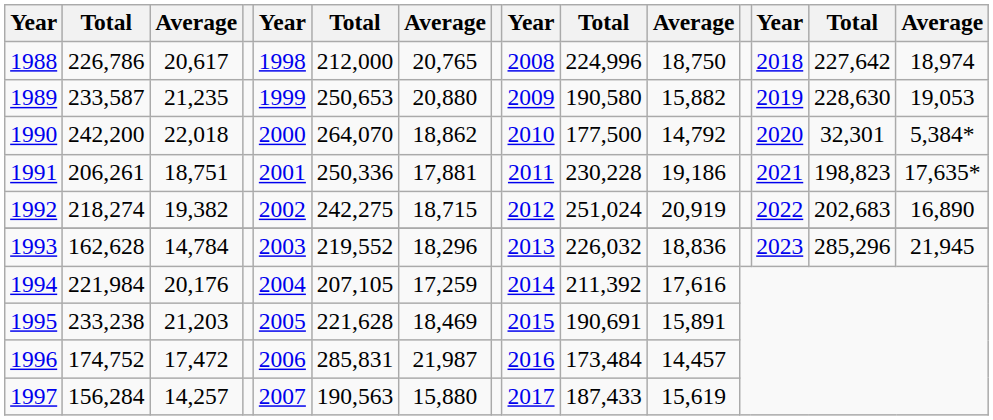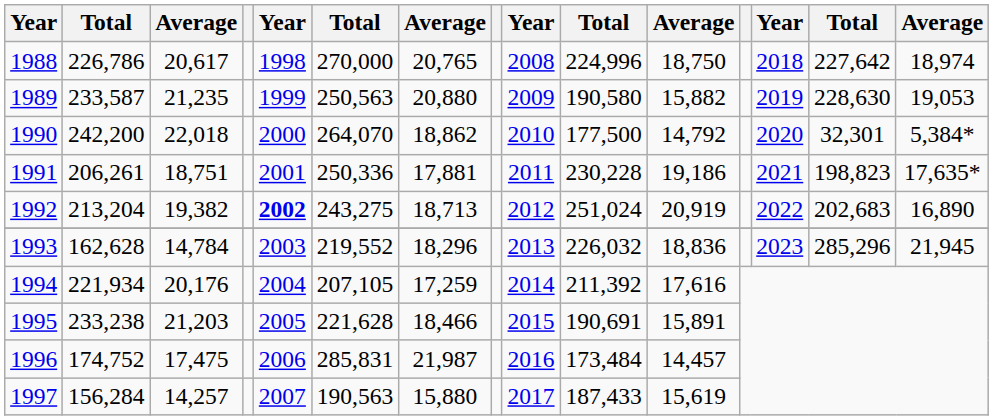(355, 60) 212,000 -> (355, 60) 270,000
(355, 97) 250,653 -> (355, 97) 250,563
(106, 209) 218,274 -> (106, 209) 213,204
(282, 209) normal -> (282, 209) bold
(355, 209) 242,275 -> (355, 209) 243,275
(445, 209) 18,715 -> (445, 209) 18,713
(106, 284) 221,984 -> (106, 284) 221,934
(445, 321) 18,469 -> (445, 321) 18,466
(196, 358) 17,472 -> (196, 358) 17,475
